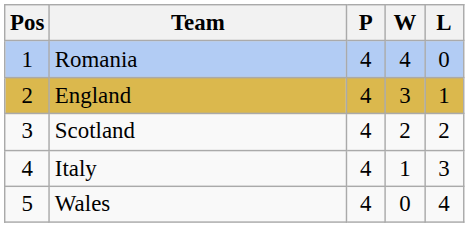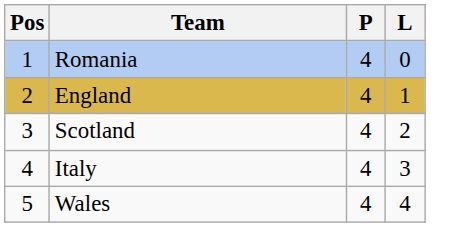- column: (405, 22)
